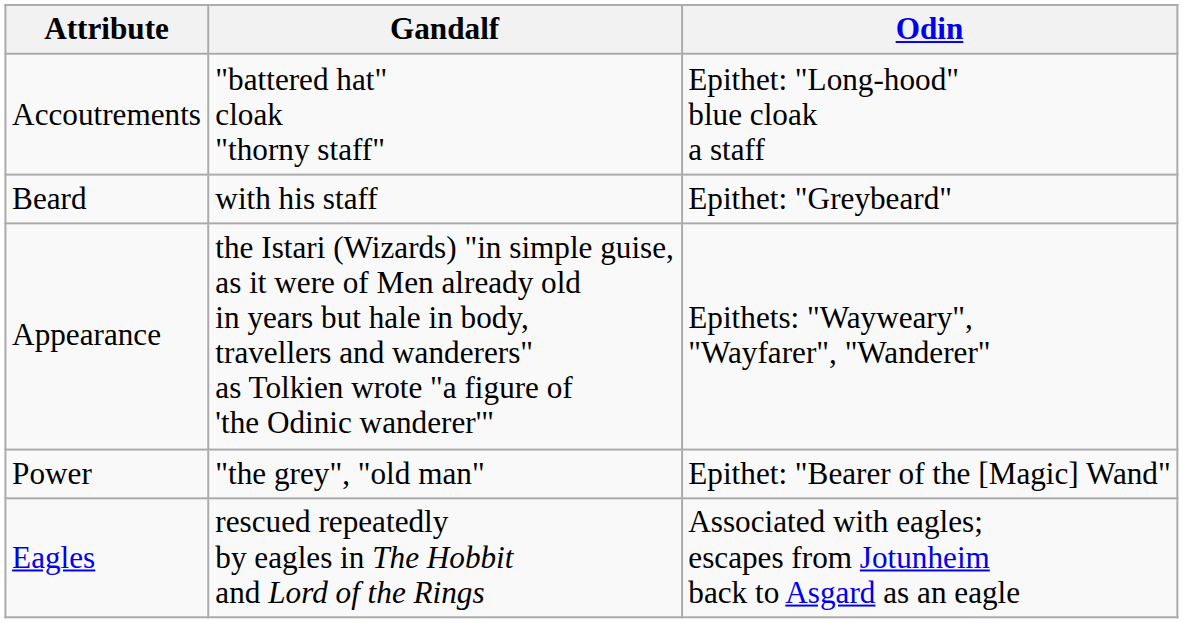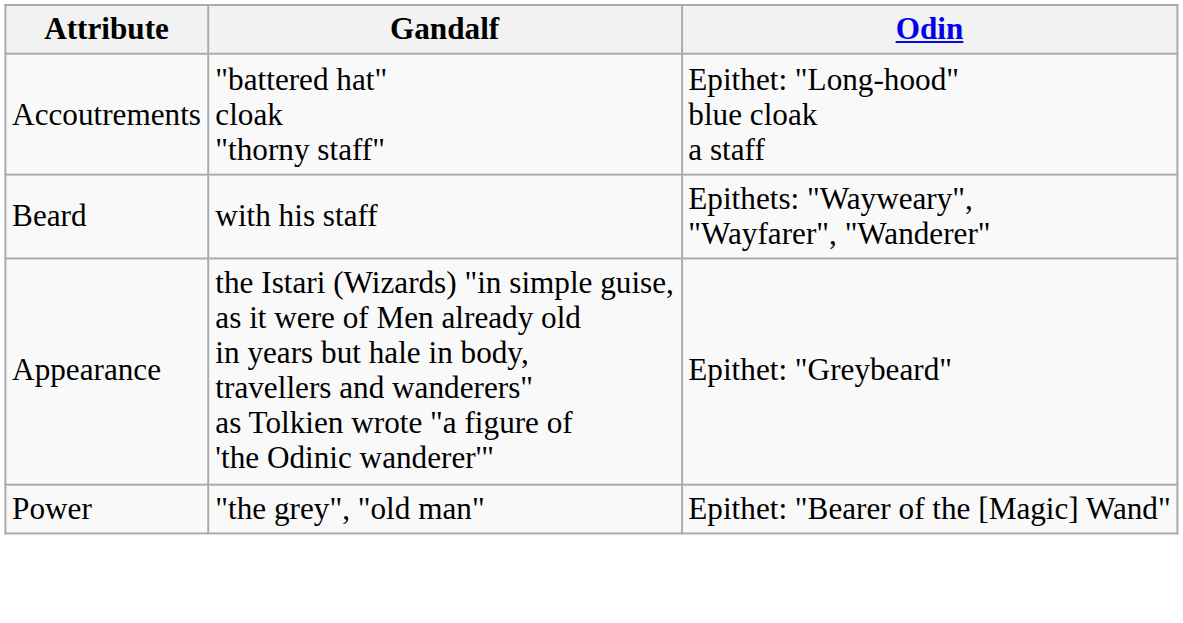(820, 198) Epithet: "Greybeard" -> (839, 215) Epithets: "Wayweary", "Wayfarer", "Wanderer"
(839, 335) Epithets: "Wayweary", "Wayfarer", "Wanderer" -> (820, 370) Epithet: "Greybeard"
- row: (54, 557)
